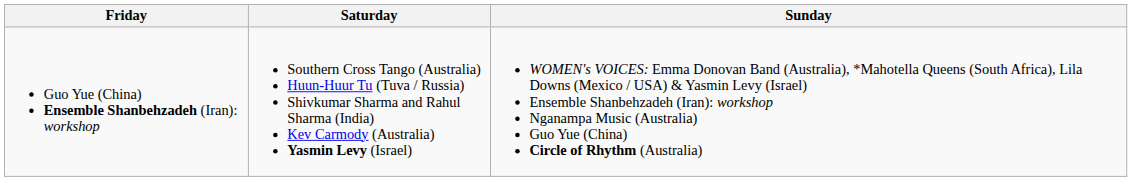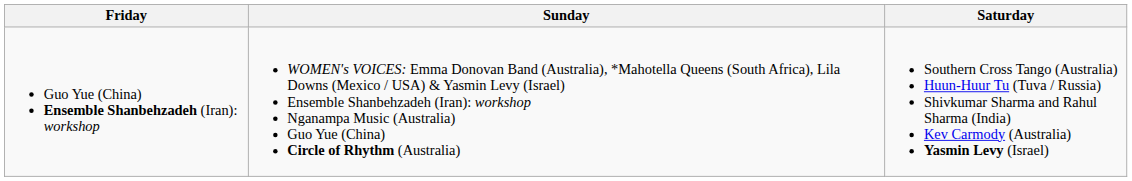columns swapped: (369, 15) <-> (808, 15)
